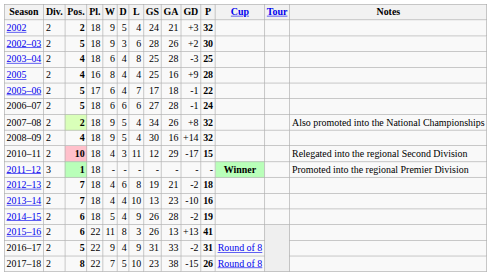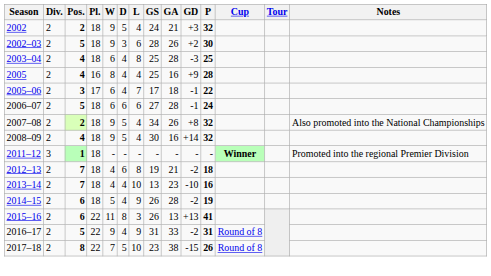(82, 91) 5 -> (82, 91) 3
- row: (24, 153)
